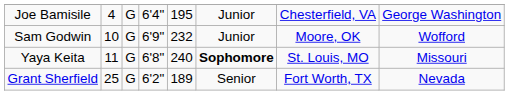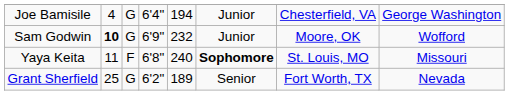(182, 15) 195 -> (182, 15) 194
(112, 36) normal -> (112, 36) bold
(130, 57) G -> (130, 57) F
